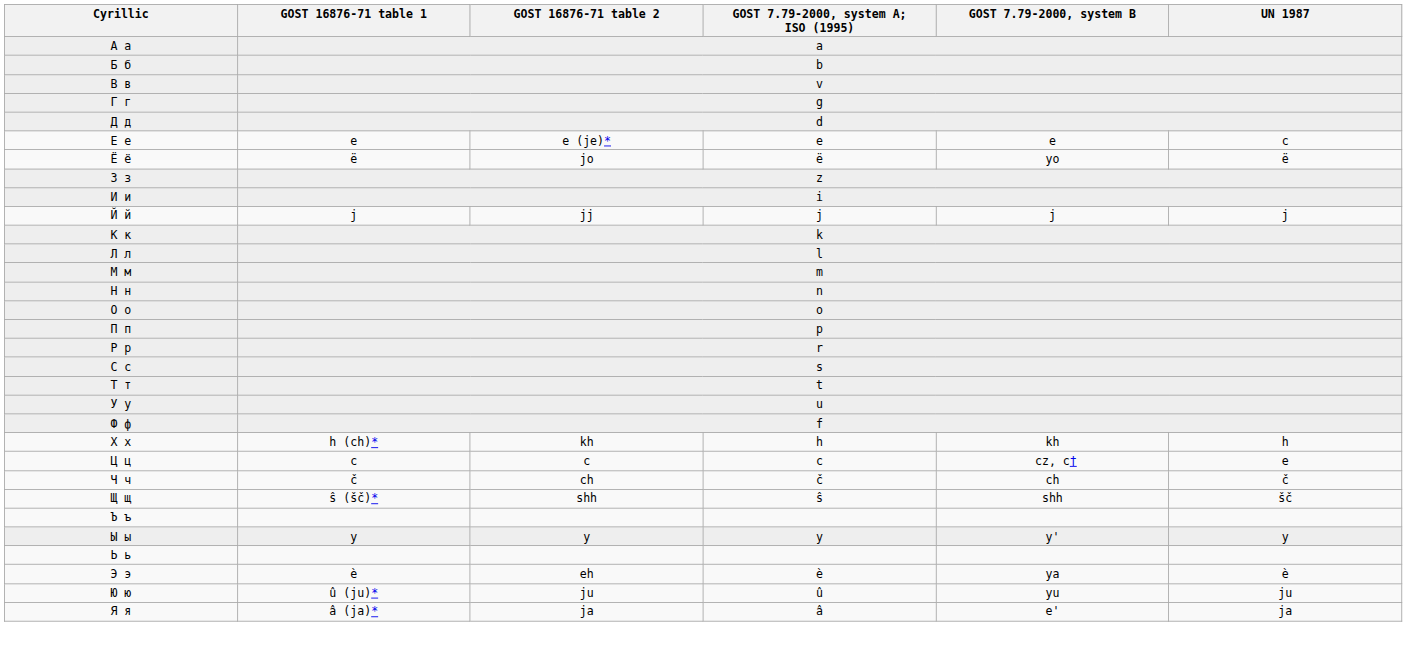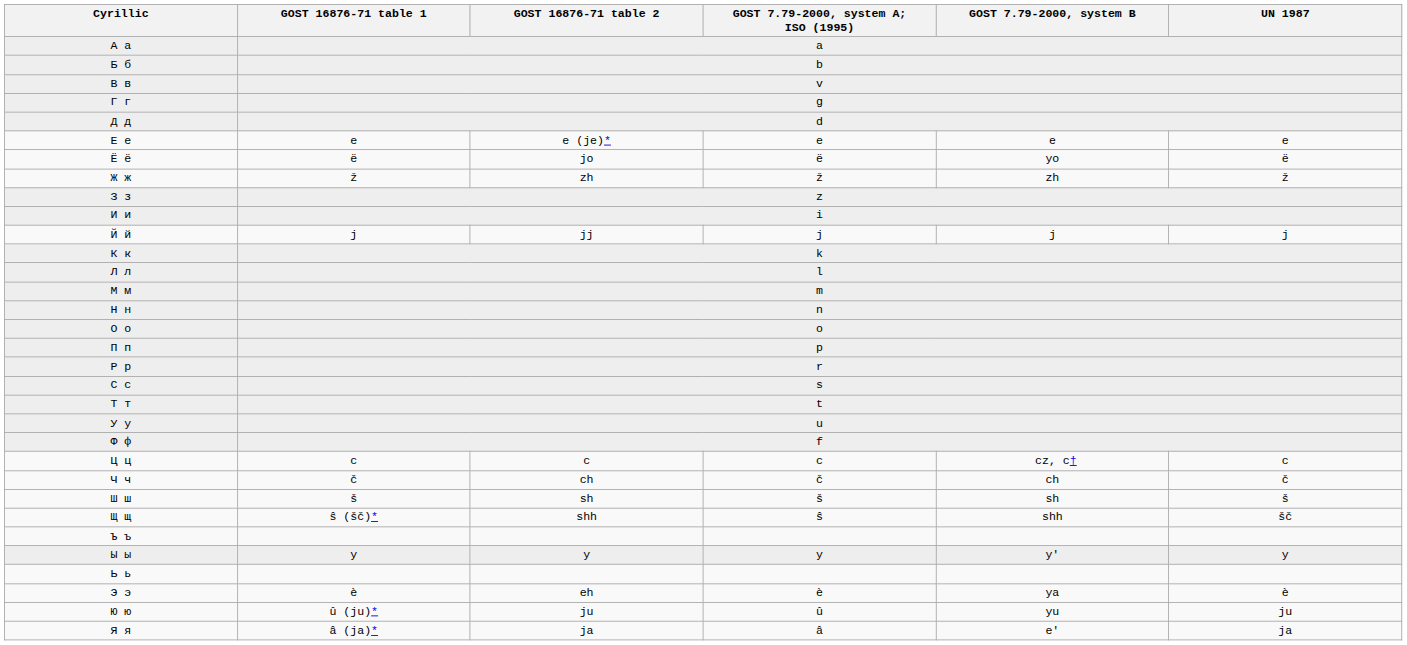(1285, 140) c -> (1285, 140) e
+ row: (121, 178)
- row: (121, 442)
(1285, 461) e -> (1285, 461) c
+ row: (121, 499)
